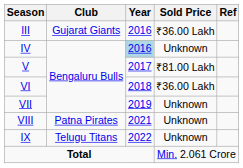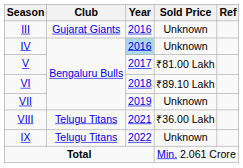(186, 31) ₹36.00 Lakh -> (185, 29) Unknown
(186, 87) ₹36.00 Lakh -> (186, 84) ₹89.10 Lakh
(86, 121) Patna Pirates -> (86, 119) Telugu Titans
(185, 121) Unknown -> (186, 120) ₹36.00 Lakh
